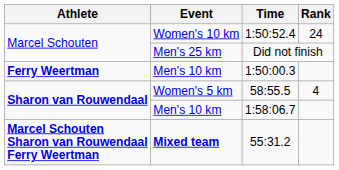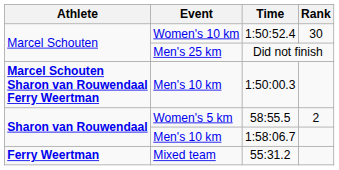(316, 33) 24 -> (316, 33) 30
(53, 72) Ferry Weertman -> (77, 85) Marcel Schouten Sharon van Rouwendaal Ferry Weertman
(316, 91) 4 -> (316, 118) 2
(77, 142) Marcel Schouten Sharon van Rouwendaal Ferry Weertman -> (53, 156) Ferry Weertman
(186, 142) bold -> (185, 156) normal
